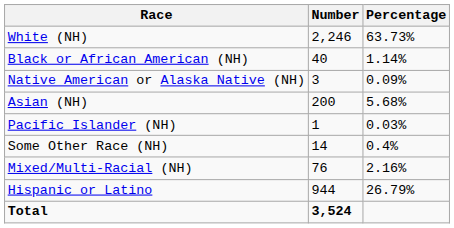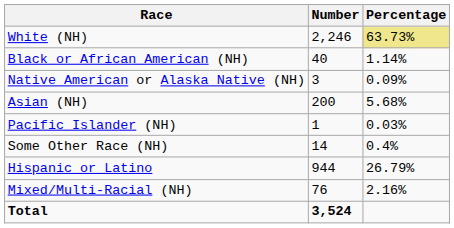(390, 37) no background -> (390, 37) khaki background
rows swapped: (100, 168) <-> (80, 190)
